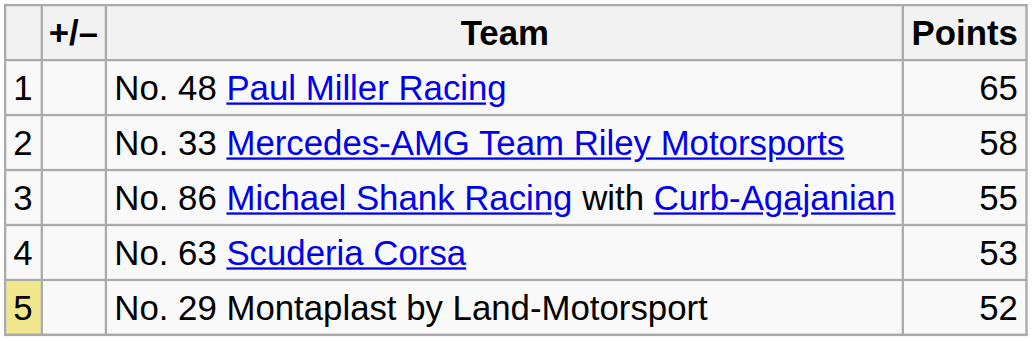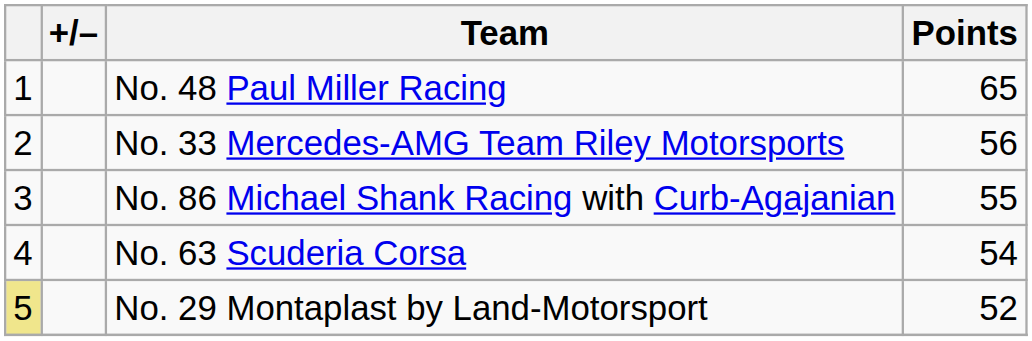(999, 143) 58 -> (999, 143) 56
(999, 253) 53 -> (999, 253) 54
